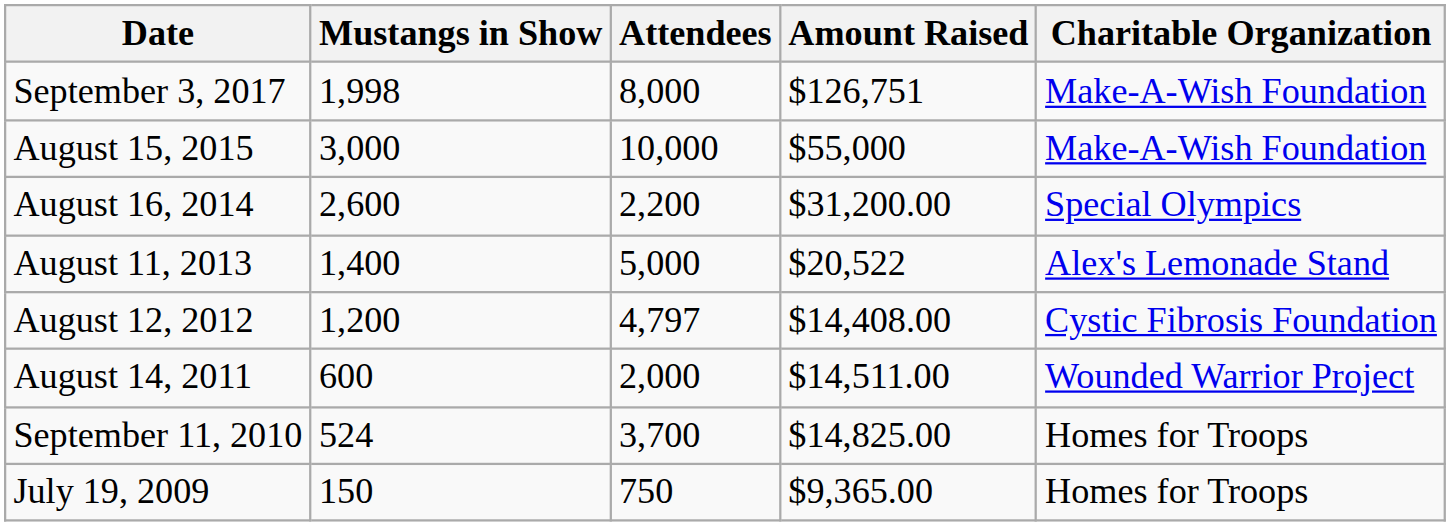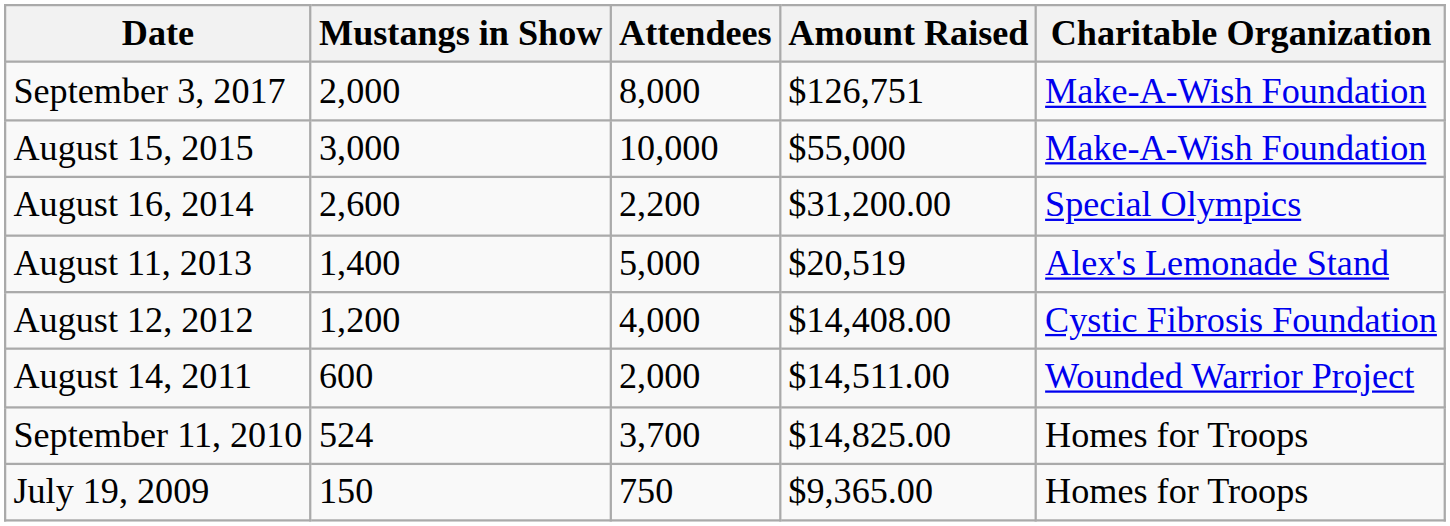(360, 90) 1,998 -> (360, 90) 2,000
(847, 262) $20,522 -> (847, 262) $20,519
(660, 319) 4,797 -> (660, 319) 4,000
